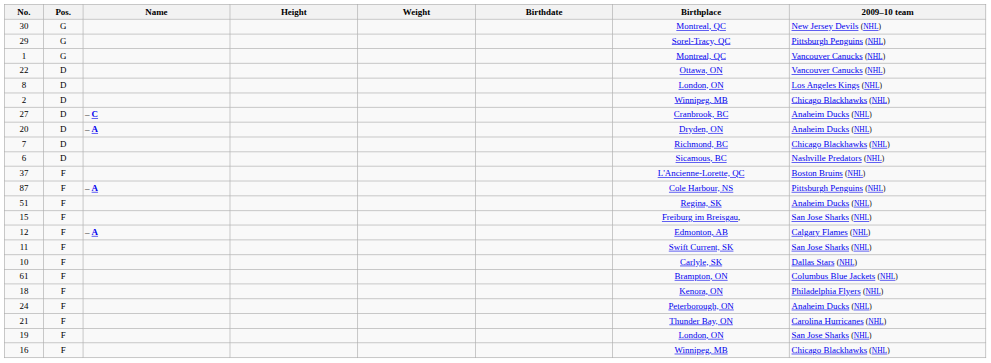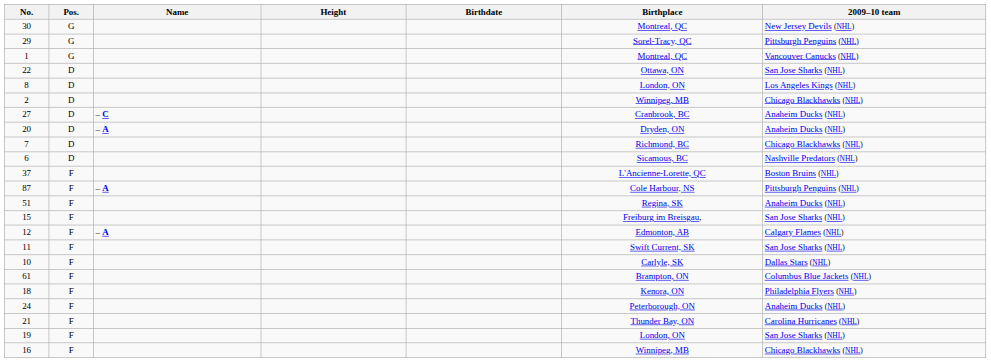- column: (416, 12)
(838, 71) Vancouver Canucks (NHL) -> (805, 71) San Jose Sharks (NHL)
